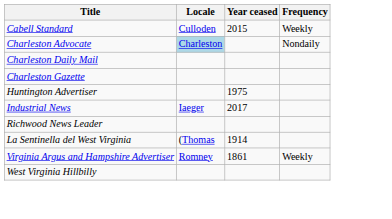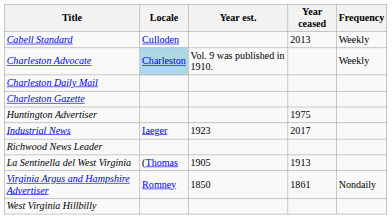+ column: (238, 18)
(237, 28) 2015 -> (300, 39) 2013
(301, 44) Nondaily -> (354, 61) Weekly
(237, 140) 1914 -> (300, 163) 1913
(297, 156) Weekly -> (357, 184) Nondaily
